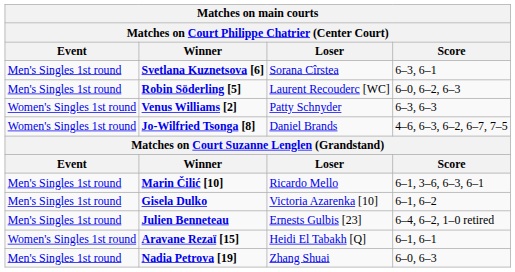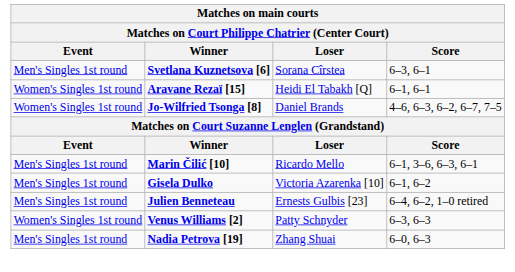- row: (191, 88)
rows swapped: (190, 239) <-> (189, 107)
